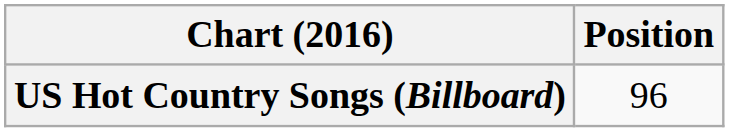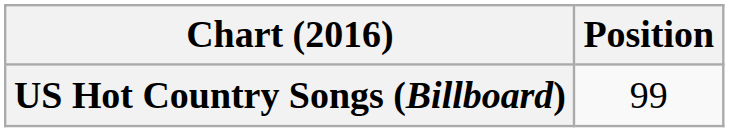(649, 94) 96 -> (649, 94) 99
